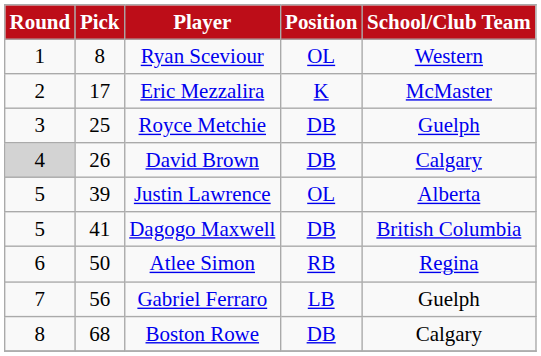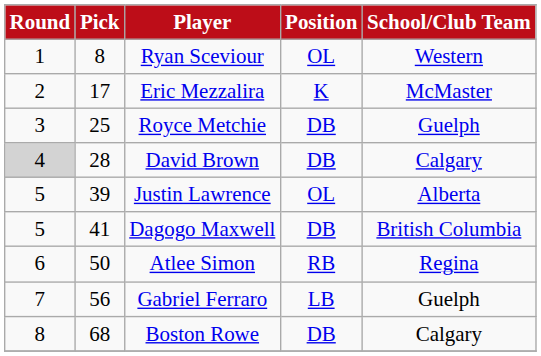(100, 160) 26 -> (100, 160) 28
